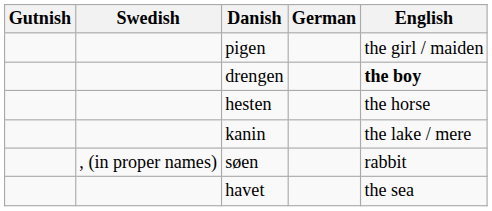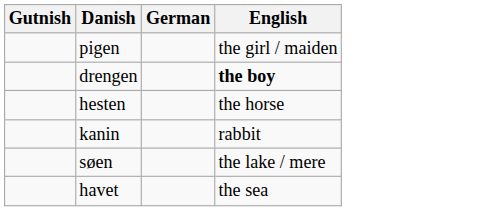- column: (148, 18)
(418, 133) the lake / mere -> (240, 133) rabbit
(386, 162) rabbit -> (272, 162) the lake / mere
